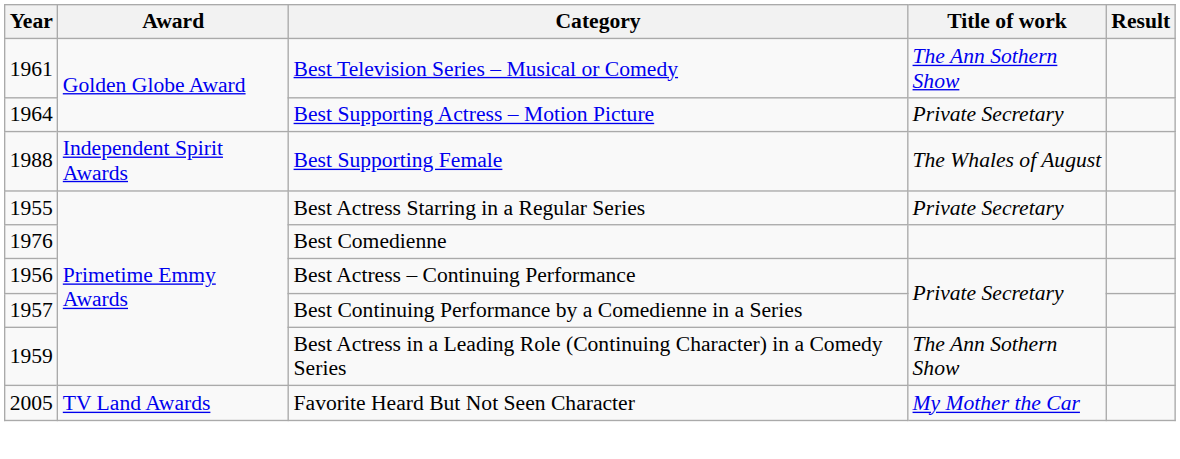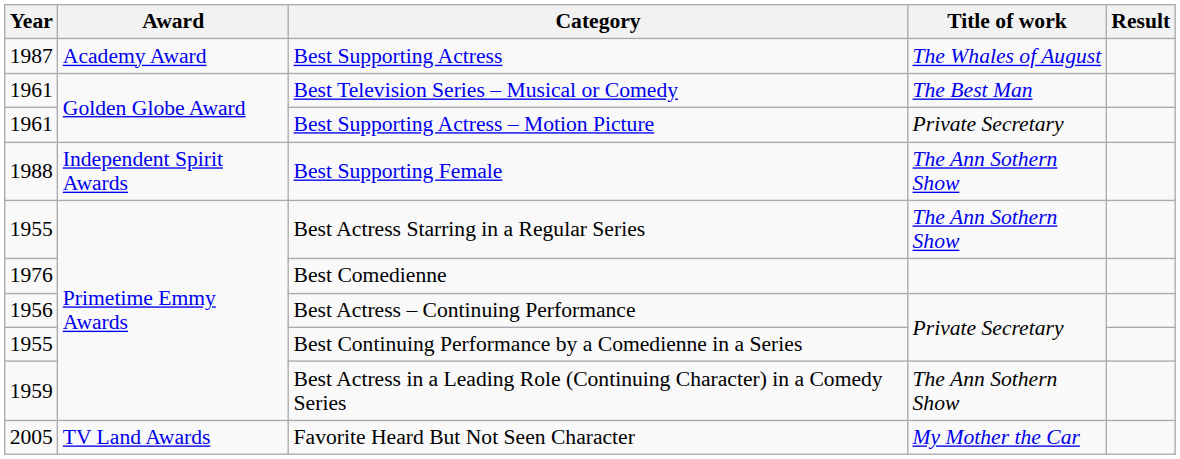+ row: (398, 55)
(985, 68) The Ann Sothern Show -> (973, 90) The Best Man
(31, 114) 1964 -> (31, 124) 1961
(1007, 160) The Whales of August -> (985, 170) The Ann Sothern Show
(988, 207) Private Secretary -> (985, 229) The Ann Sothern Show
(31, 310) 1957 -> (31, 344) 1955
